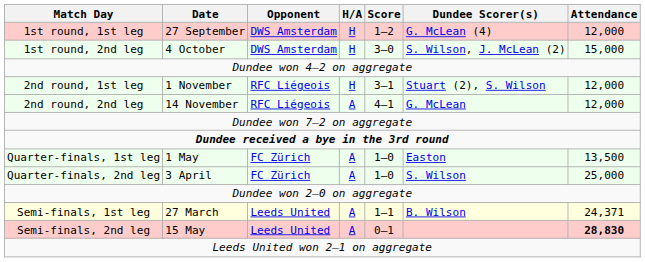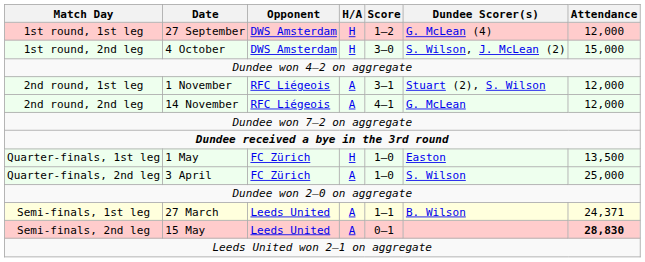(352, 85) H -> (352, 85) A
(352, 158) A -> (352, 158) H
